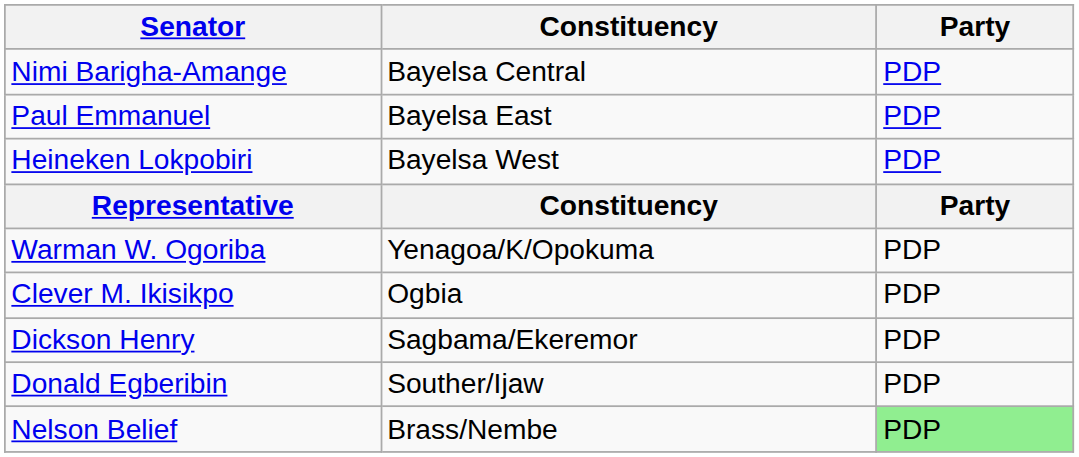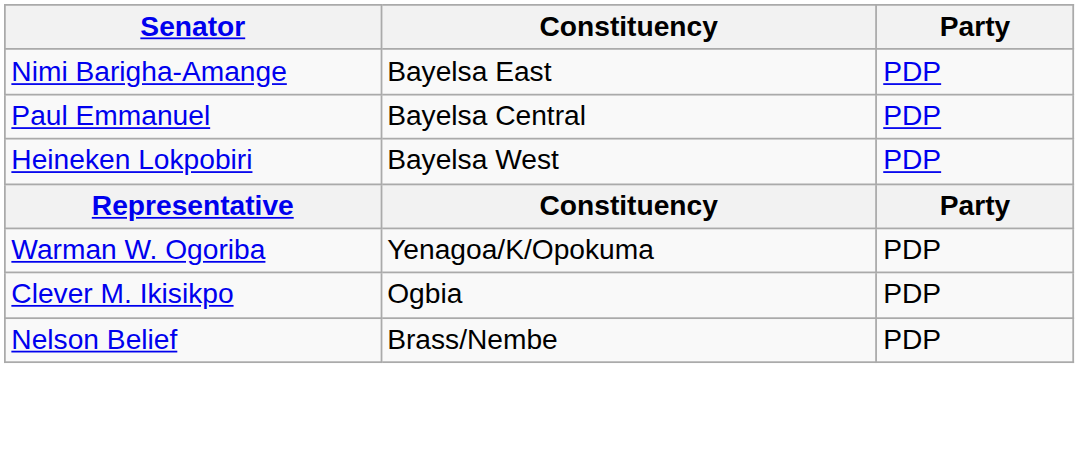(487, 71) Bayelsa Central -> (469, 71) Bayelsa East
(469, 116) Bayelsa East -> (487, 116) Bayelsa Central
- row: (103, 339)
- row: (119, 384)
(912, 428) lightgreen background -> (912, 339) no background
